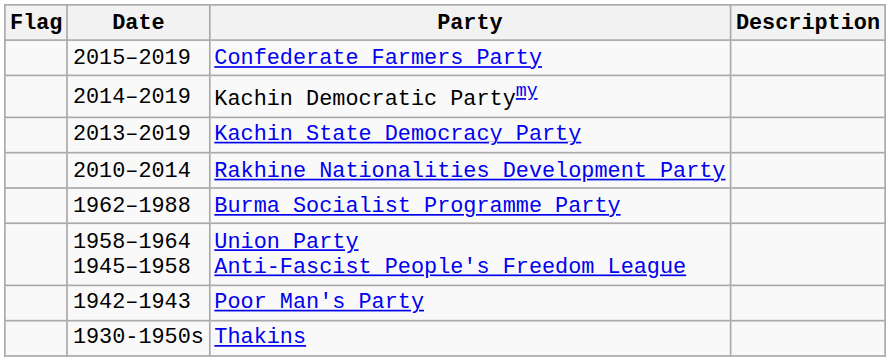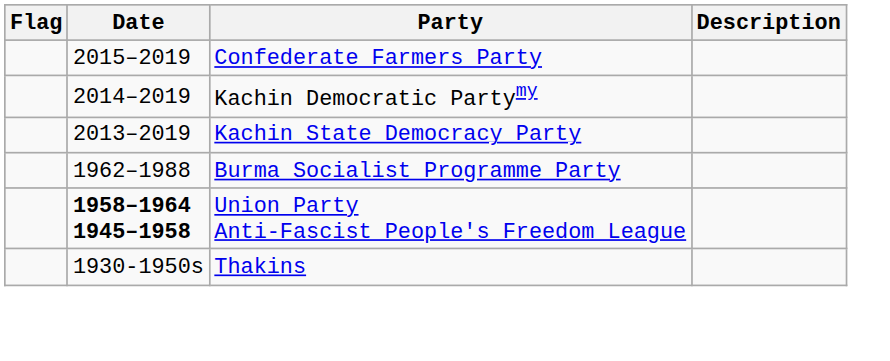- row: (470, 171)
(132, 254) normal -> (132, 219) bold
- row: (319, 303)
